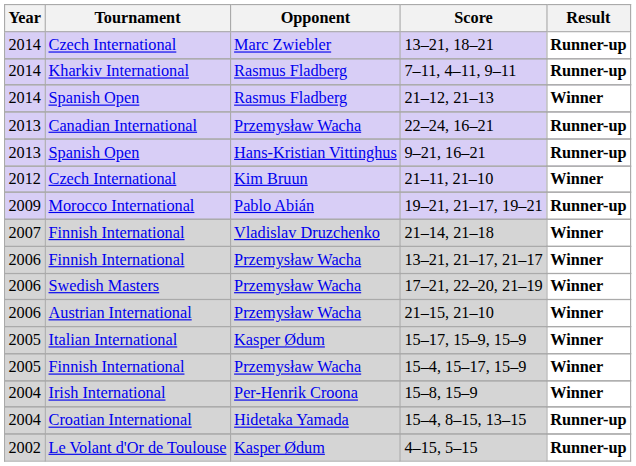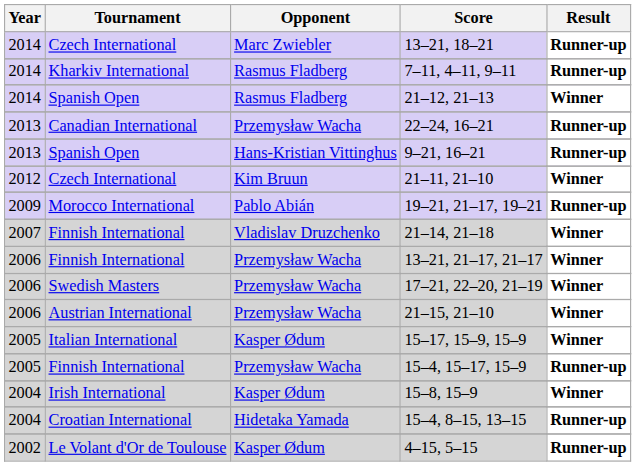(577, 367) Winner -> (588, 367) Runner-up
(296, 394) Per-Henrik Croona -> (279, 394) Kasper Ødum
